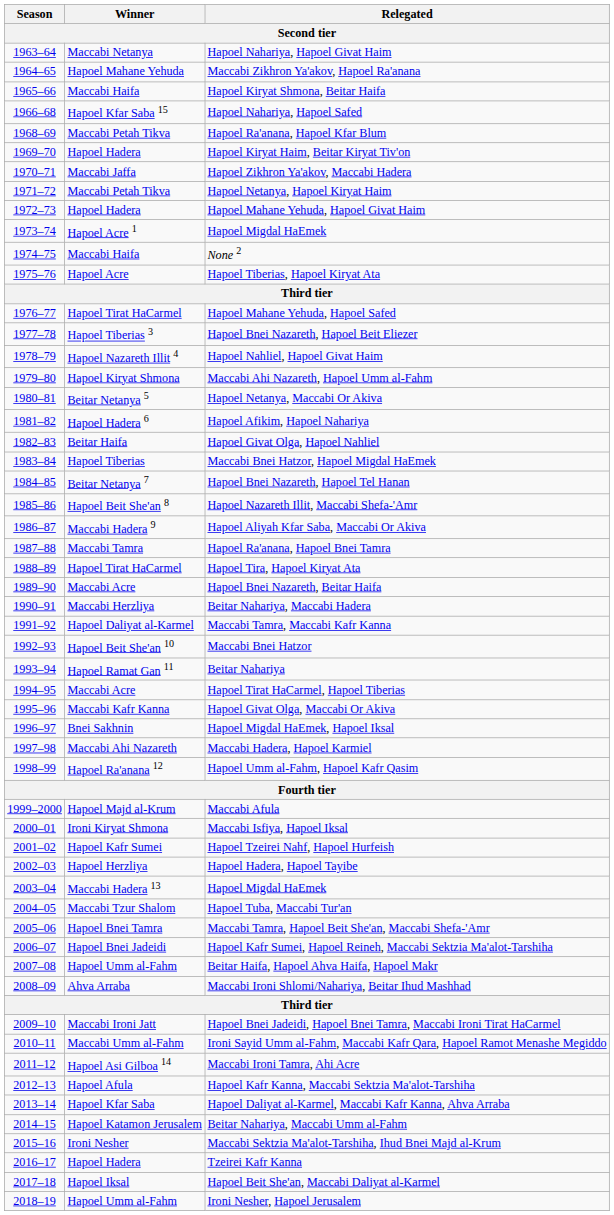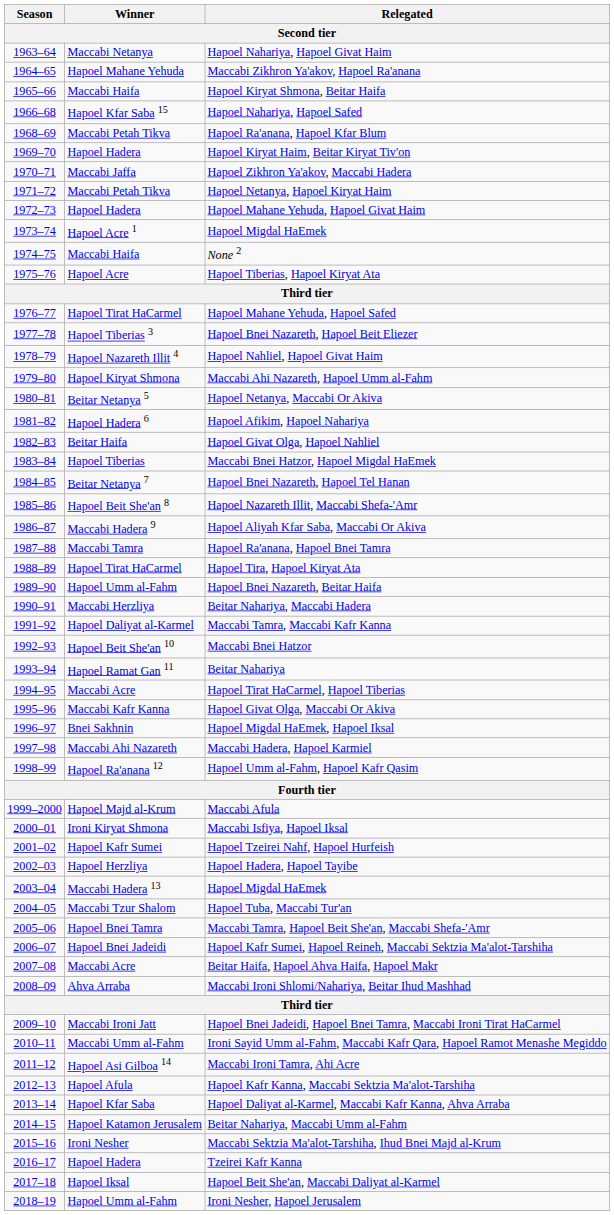(101, 587) Maccabi Acre -> (122, 587) Hapoel Umm al-Fahm
(122, 966) Hapoel Umm al-Fahm -> (101, 966) Maccabi Acre
